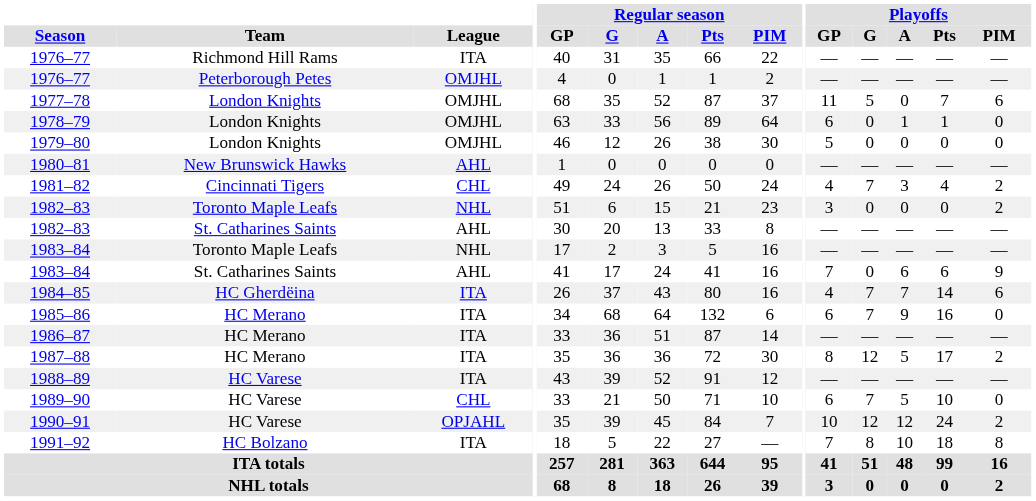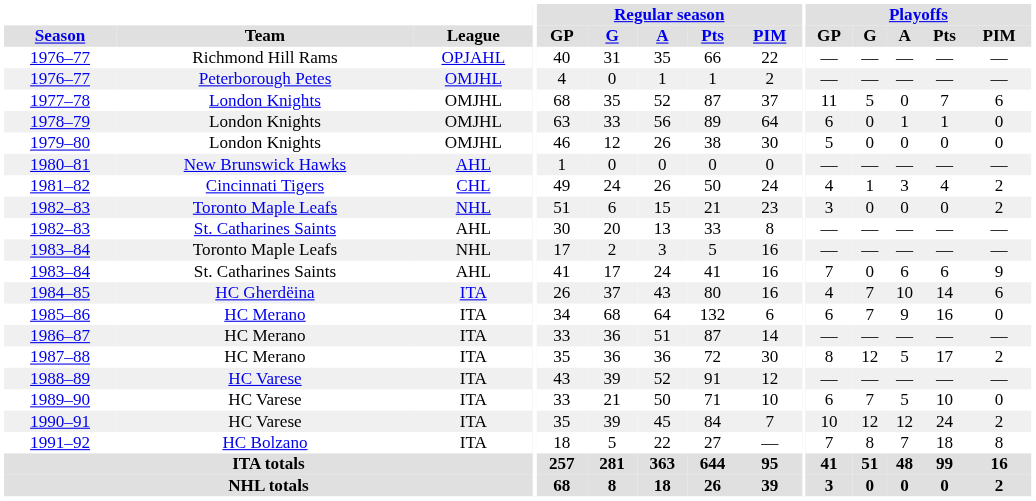(473, 57) ITA -> (473, 57) OPJAHL
(870, 185) 7 -> (870, 185) 1
(905, 292) 7 -> (905, 292) 10
(473, 399) CHL -> (473, 399) ITA
(473, 421) OPJAHL -> (473, 421) ITA
(905, 442) 10 -> (905, 442) 7
